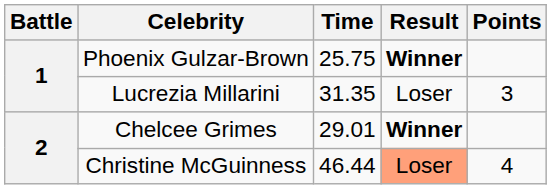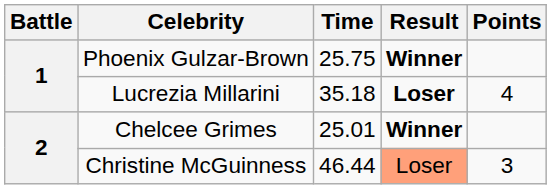(347, 93) 31.35 -> (347, 93) 35.18
(424, 93) normal -> (424, 93) bold
(507, 93) 3 -> (507, 93) 4
(347, 129) 29.01 -> (347, 129) 25.01
(507, 165) 4 -> (507, 165) 3
